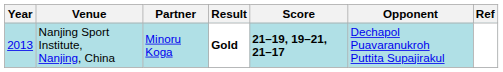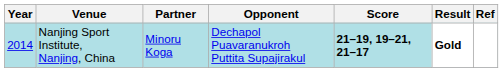columns swapped: (410, 14) <-> (229, 14)
(20, 45) 2013 -> (20, 45) 2014
